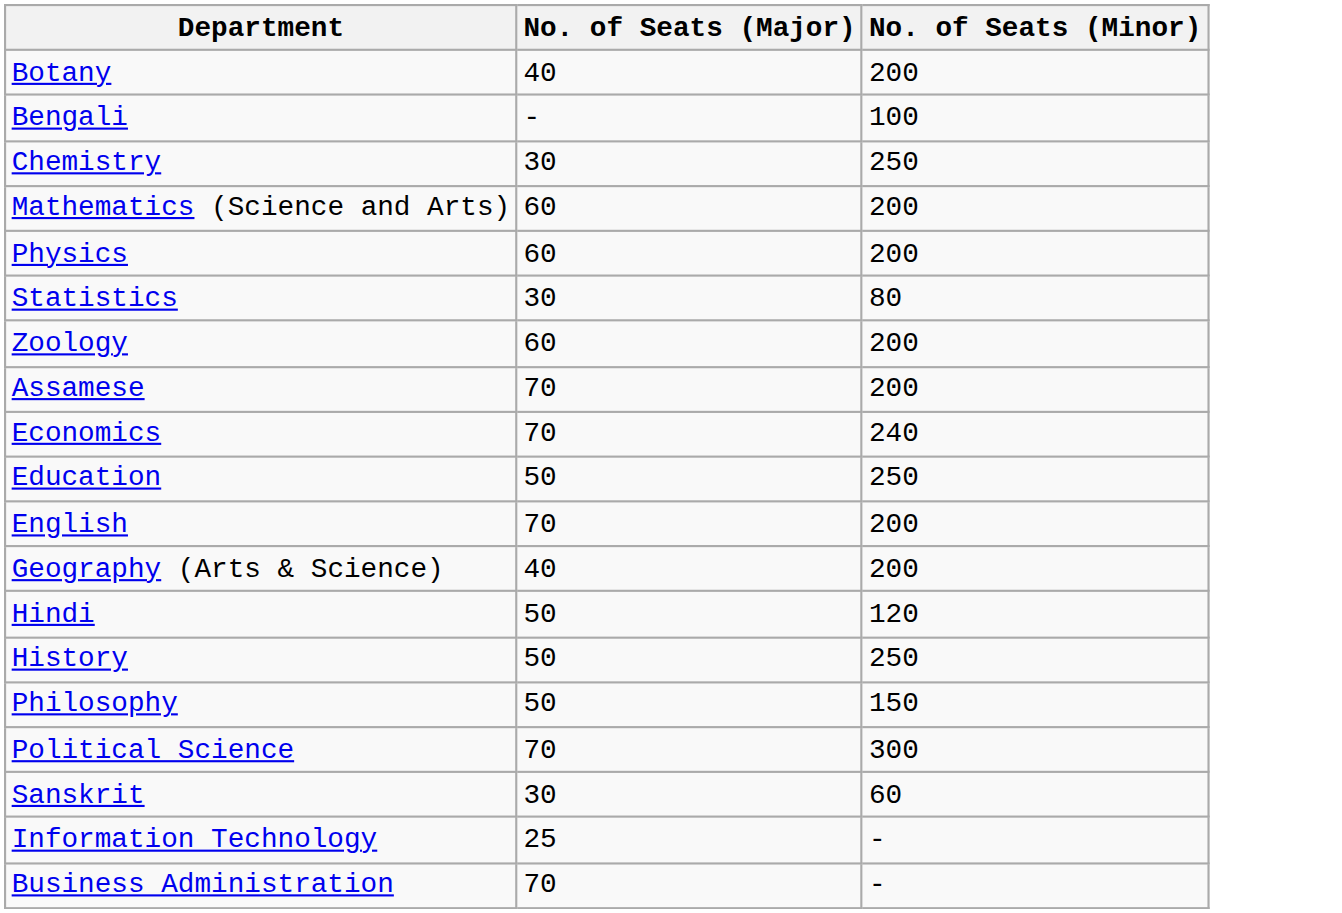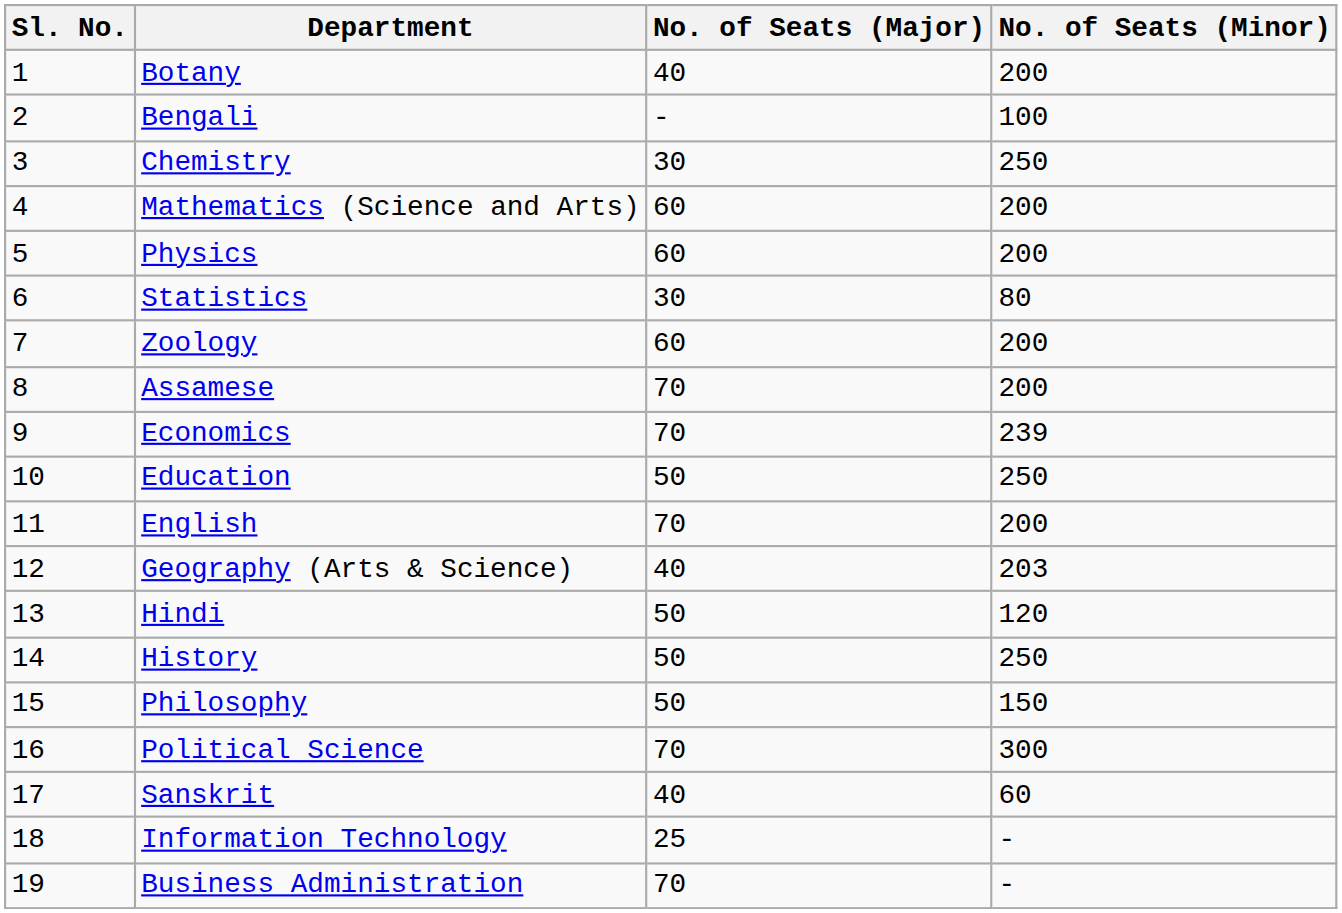+ column: (70, 28)
(894, 434) 240 -> (1023, 434) 239
(894, 569) 200 -> (1023, 569) 203
(540, 795) 30 -> (670, 795) 40
